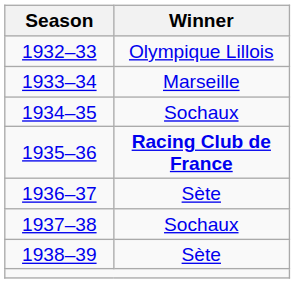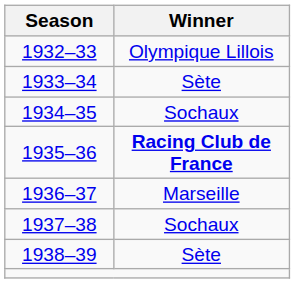(201, 81) Marseille -> (201, 81) Sète
(201, 194) Sète -> (201, 194) Marseille
